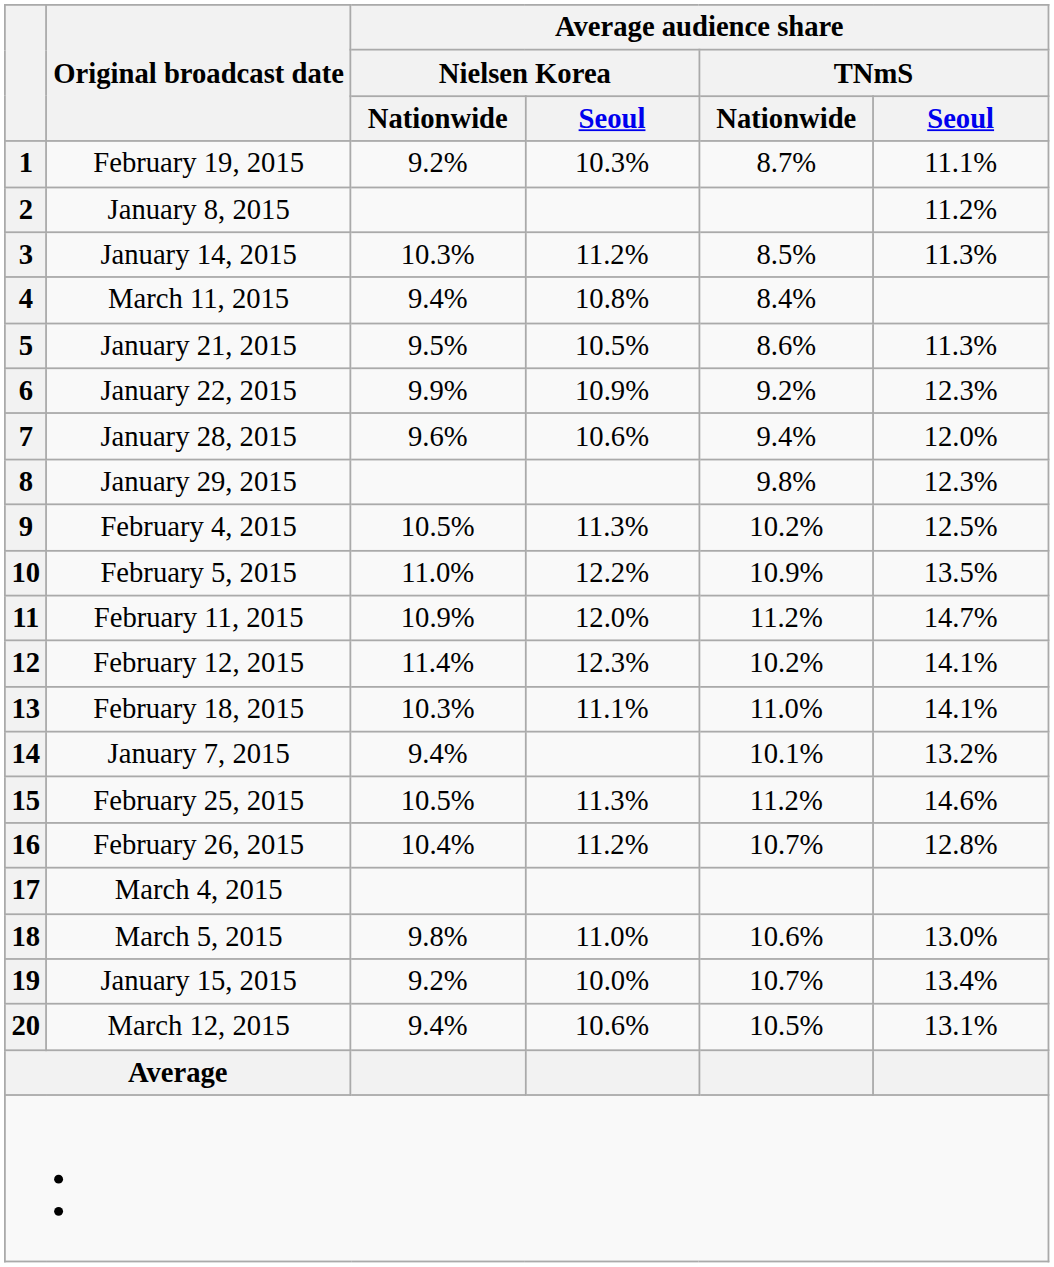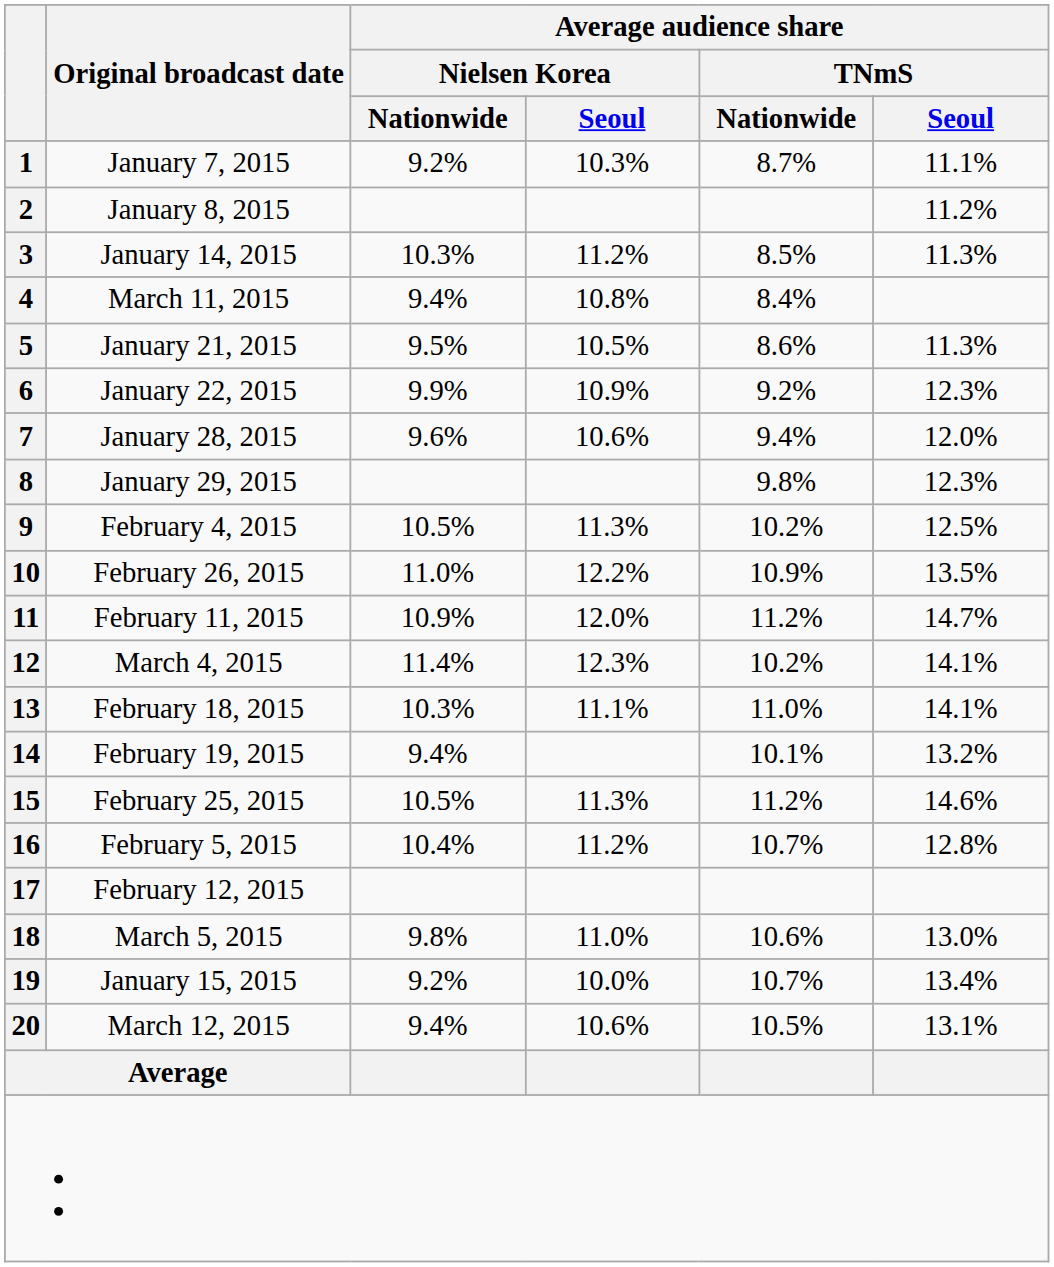(199, 163) February 19, 2015 -> (199, 163) January 7, 2015
(199, 572) February 5, 2015 -> (199, 572) February 26, 2015
(199, 663) February 12, 2015 -> (199, 663) March 4, 2015
(199, 753) January 7, 2015 -> (199, 753) February 19, 2015
(199, 844) February 26, 2015 -> (199, 844) February 5, 2015
(199, 890) March 4, 2015 -> (199, 890) February 12, 2015
